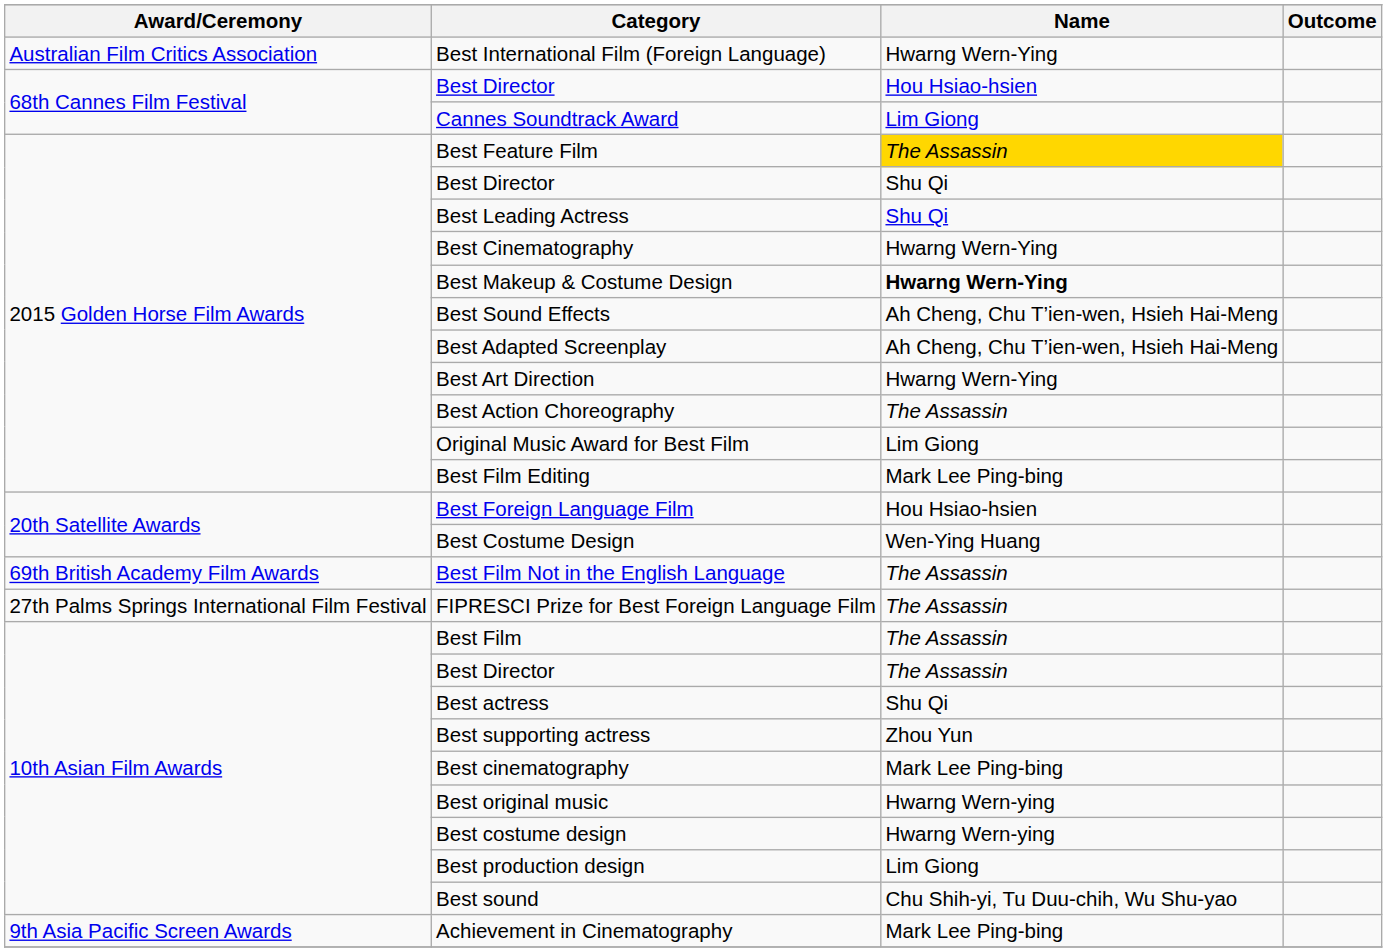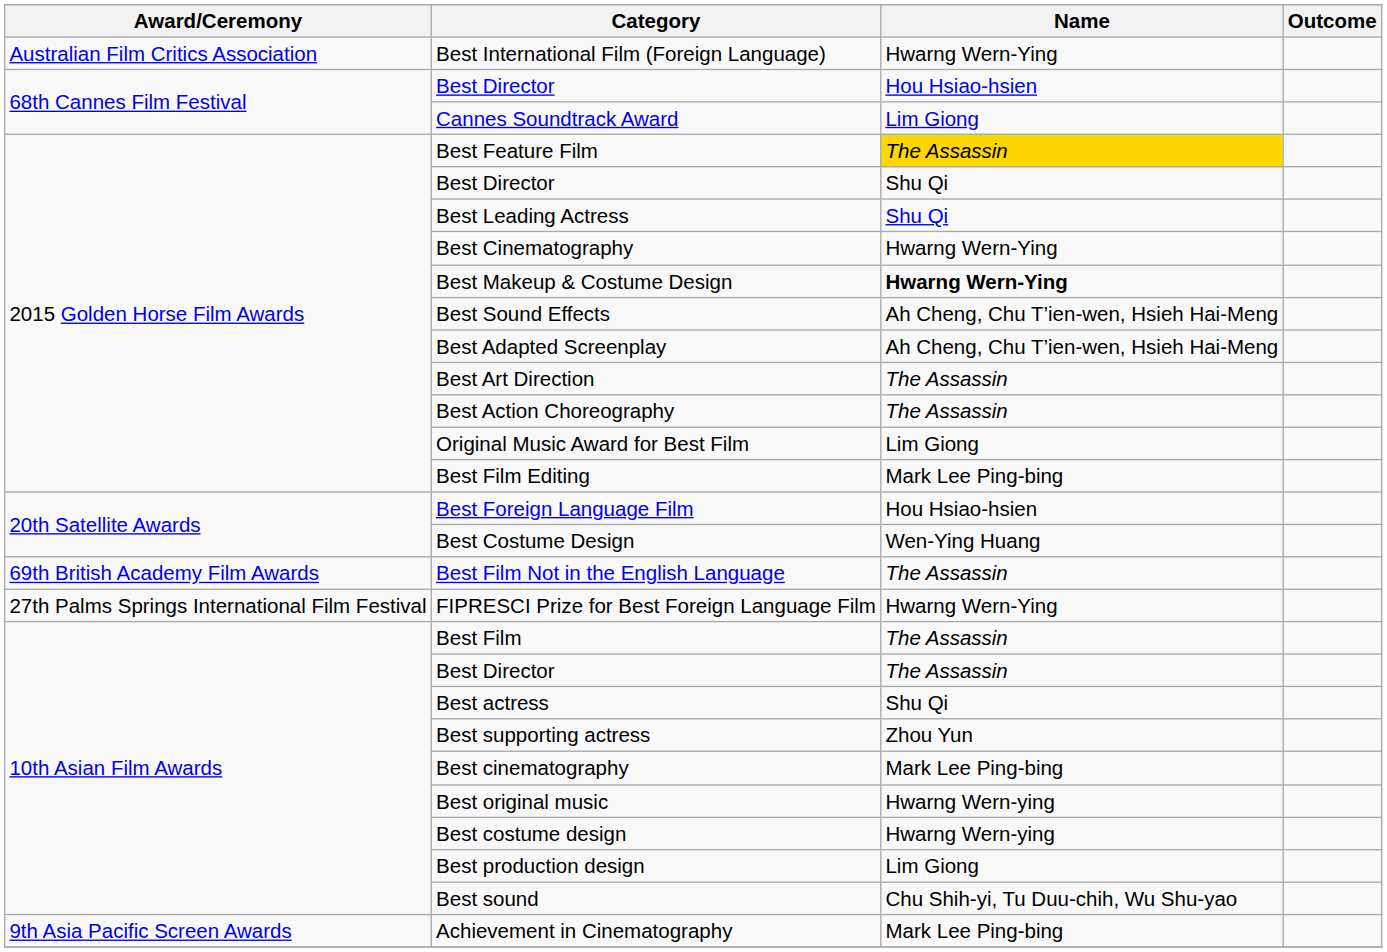(972, 378) Hwarng Wern-Ying -> (947, 378) The Assassin
(947, 606) The Assassin -> (972, 606) Hwarng Wern-Ying
